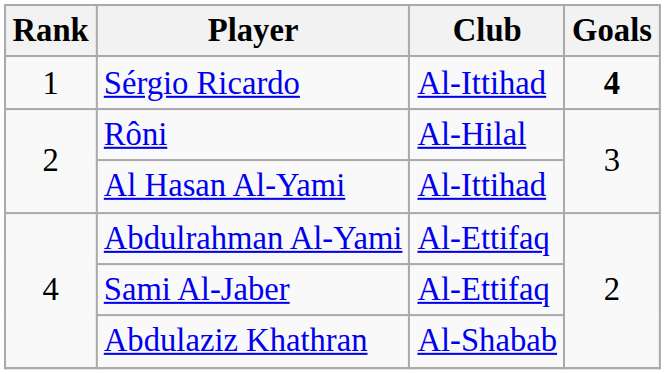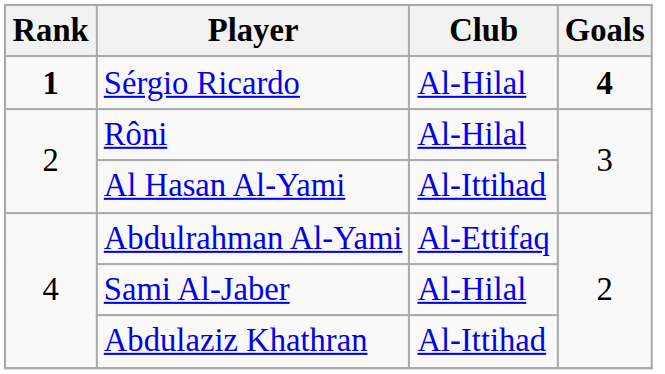(51, 82) normal -> (51, 82) bold
(482, 82) Al-Ittihad -> (472, 82) Al-Hilal
(484, 289) Al-Ettifaq -> (472, 289) Al-Hilal
(487, 340) Al-Shabab -> (482, 340) Al-Ittihad
